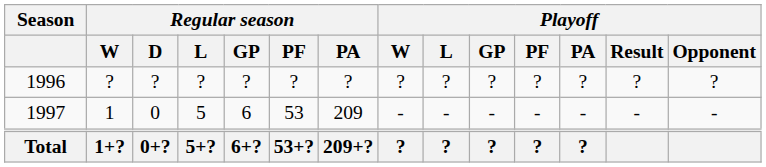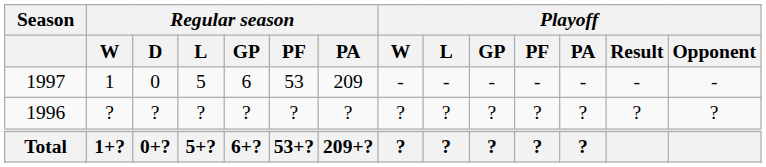rows swapped: (46, 81) <-> (46, 112)
